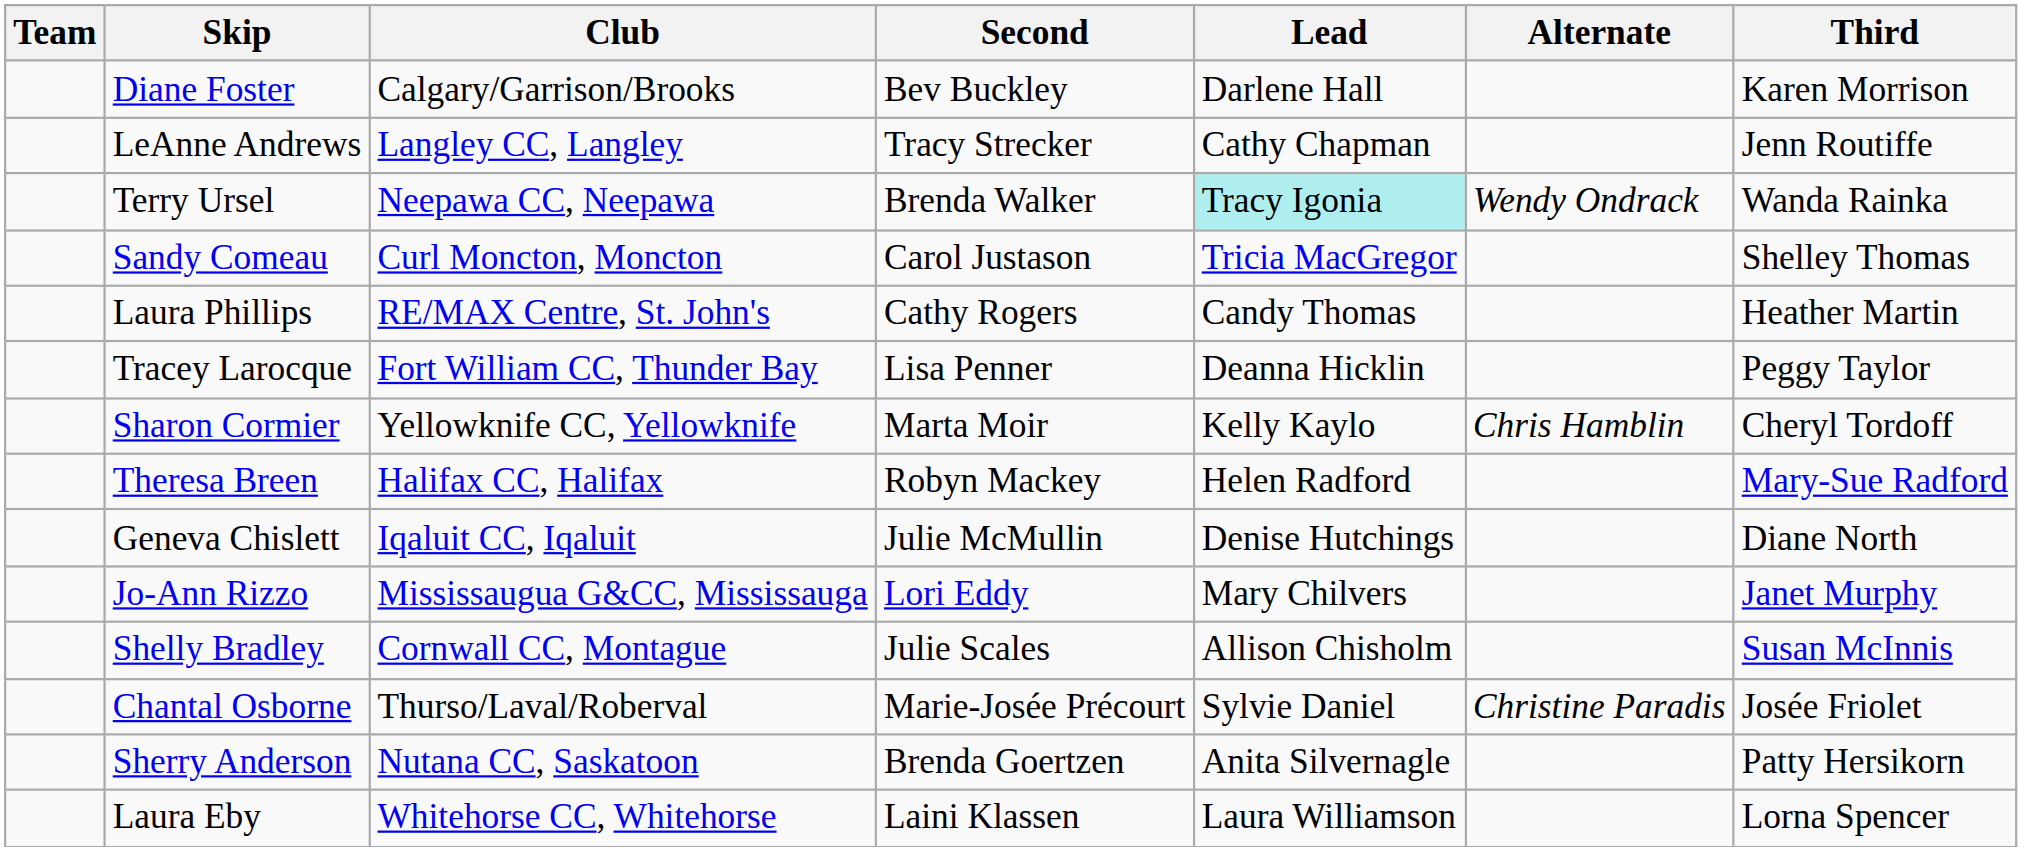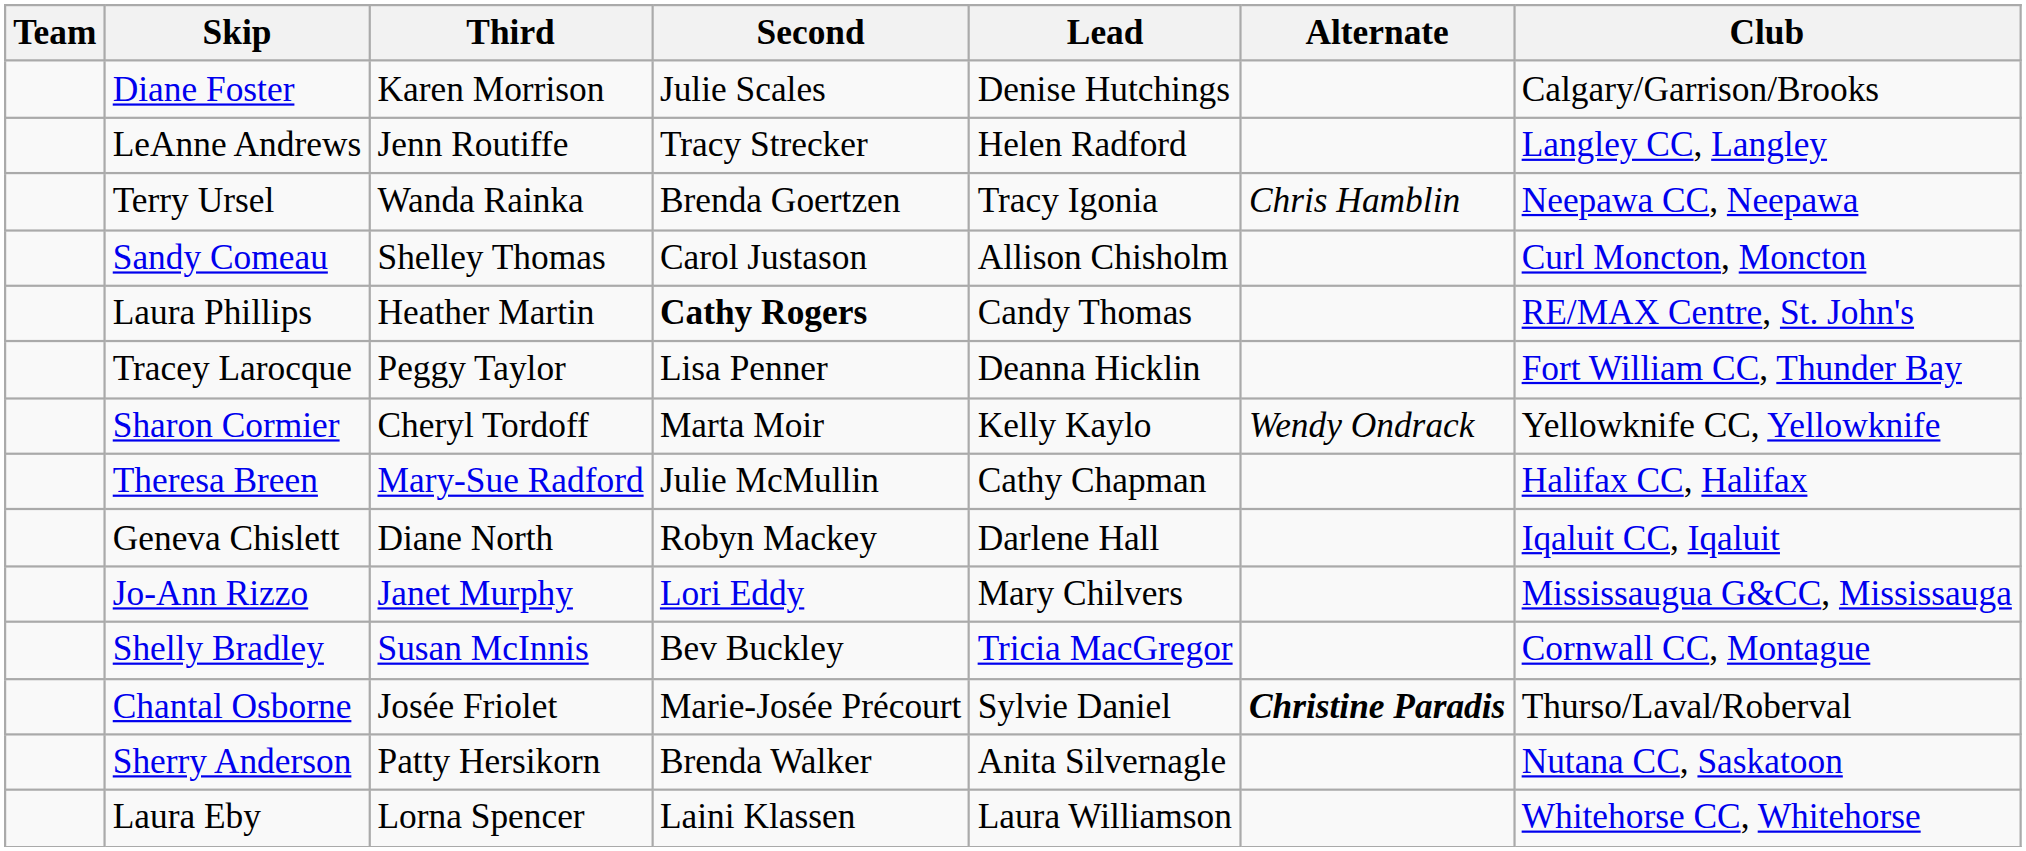columns swapped: (1875, 32) <-> (623, 32)
(976, 88) Bev Buckley -> (743, 88) Julie Scales
(1293, 88) Darlene Hall -> (1104, 88) Denise Hutchings
(1316, 144) Cathy Chapman -> (1082, 144) Helen Radford
(990, 200) Brenda Walker -> (780, 200) Brenda Goertzen
(1292, 200) paleturquoise background -> (1068, 200) no background
(1586, 200) Wendy Ondrack -> (1355, 200) Chris Hamblin
(1329, 256) Tricia MacGregor -> (1103, 256) Allison Chisholm
(981, 312) normal -> (764, 312) bold
(1579, 425) Chris Hamblin -> (1362, 425) Wendy Ondrack
(993, 481) Robyn Mackey -> (769, 481) Julie McMullin
(1306, 481) Helen Radford -> (1092, 481) Cathy Chapman
(994, 537) Julie McMullin -> (768, 537) Robyn Mackey
(1328, 537) Denise Hutchings -> (1068, 537) Darlene Hall
(967, 649) Julie Scales -> (752, 649) Bev Buckley
(1327, 649) Allison Chisholm -> (1105, 649) Tricia MacGregor
(1599, 705) normal -> (1377, 705) bold
(1004, 761) Brenda Goertzen -> (766, 761) Brenda Walker
